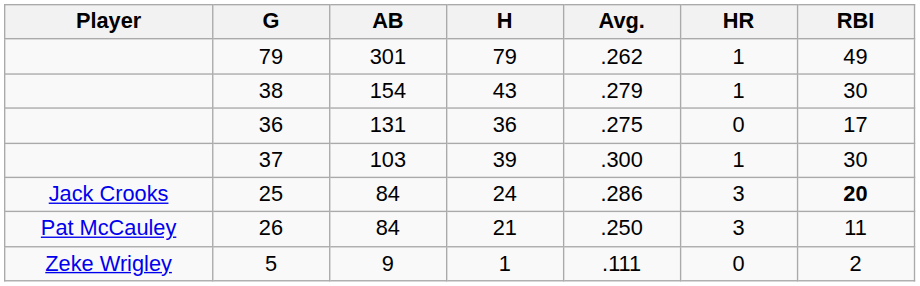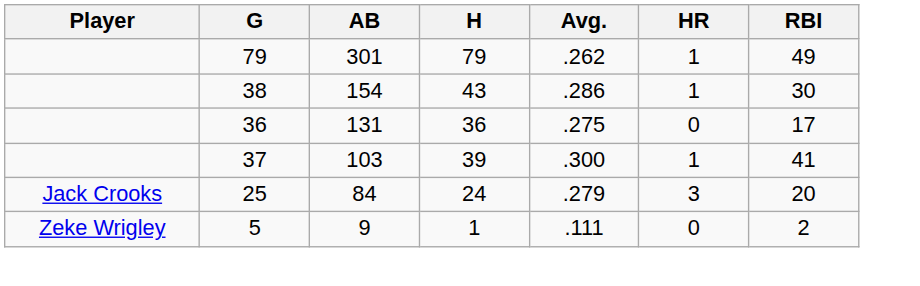(622, 90) .279 -> (584, 90) .286
(855, 159) 30 -> (803, 159) 41
(622, 194) .286 -> (584, 194) .279
(855, 194) bold -> (803, 194) normal
- row: (271, 228)
